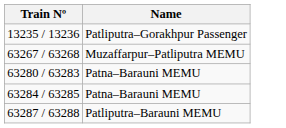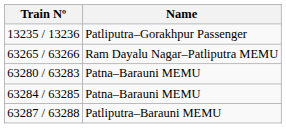+ row: (43, 53)
- row: (43, 53)
